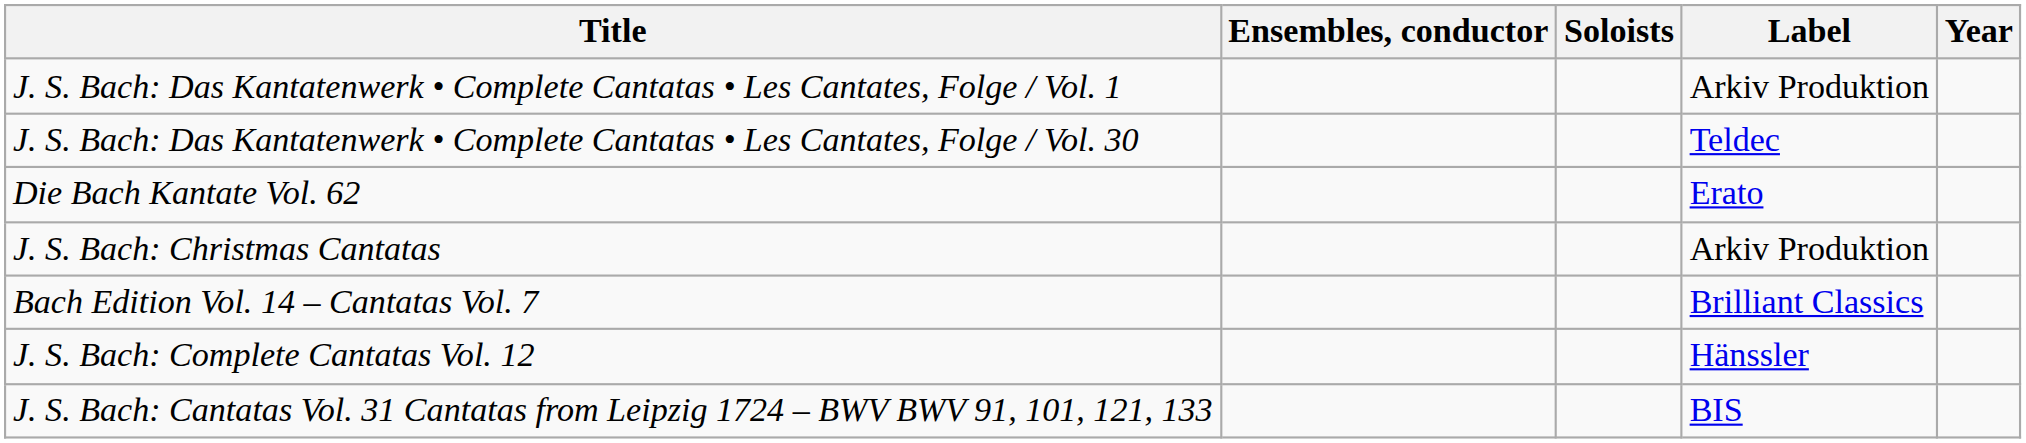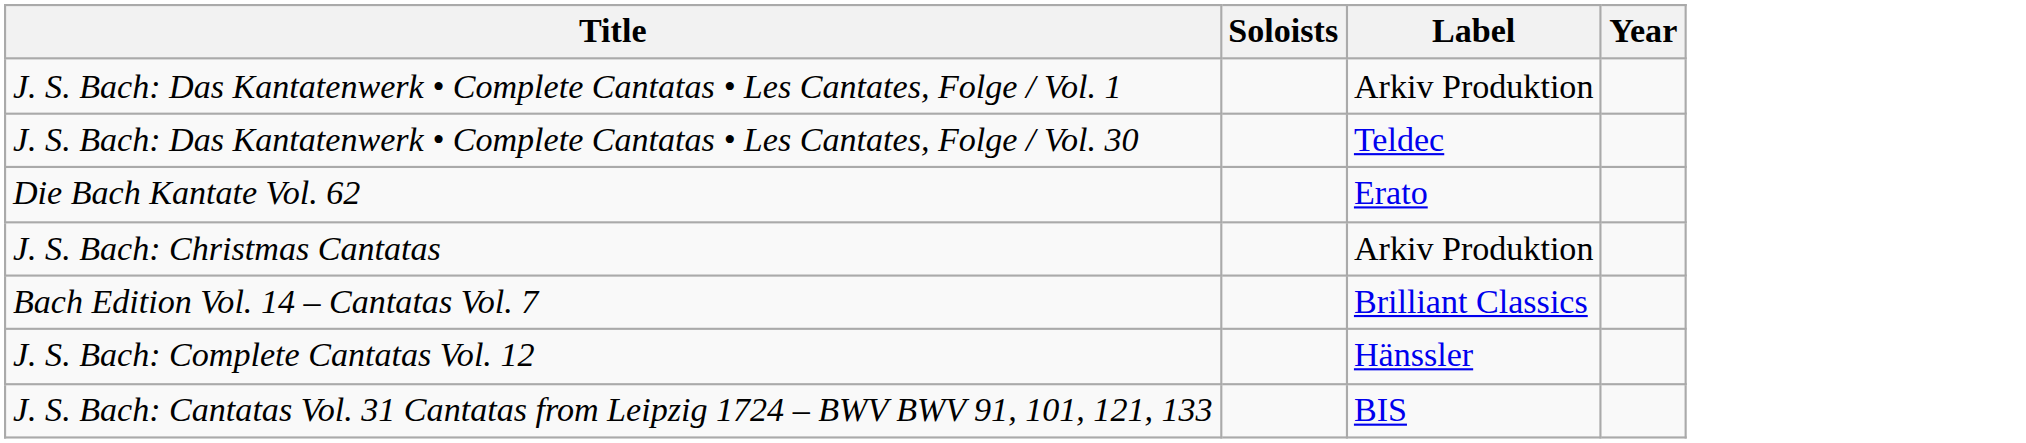- column: (1388, 31)
